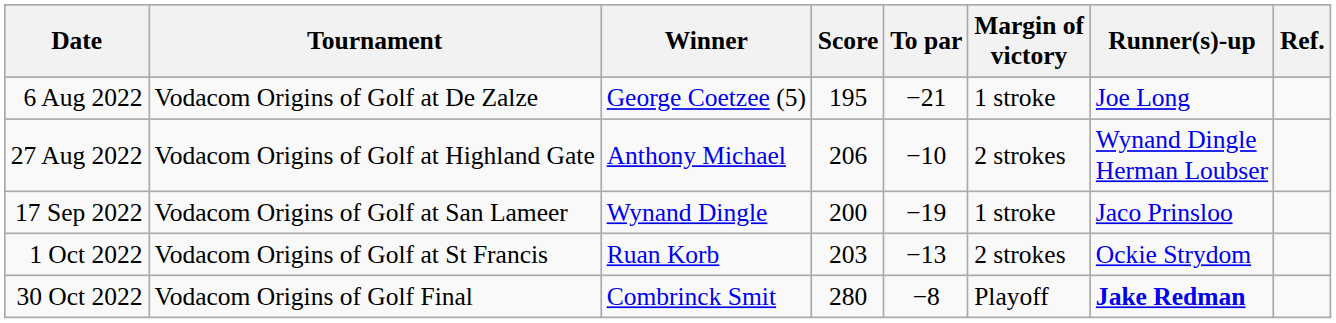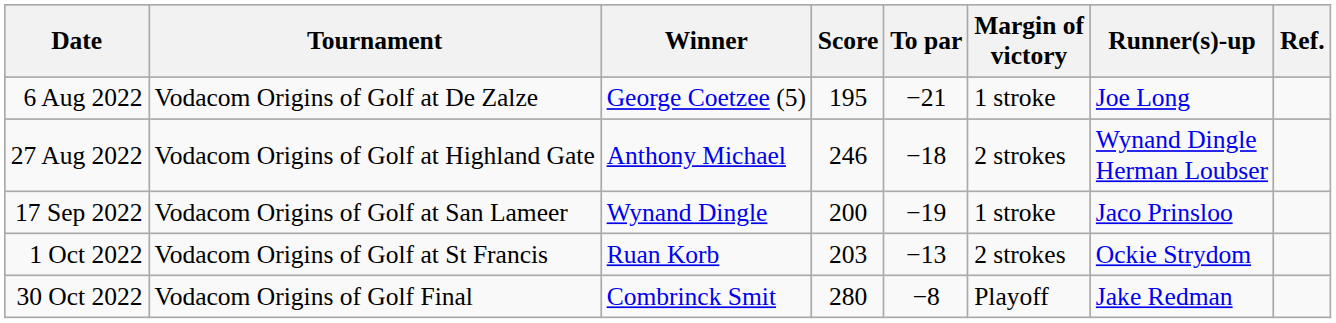(848, 155) 206 -> (848, 155) 246
(926, 155) −10 -> (926, 155) −18
(1171, 296) bold -> (1164, 296) normal
